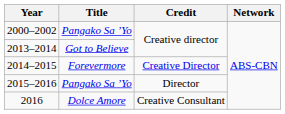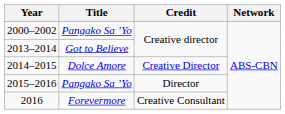(97, 65) Forevermore -> (97, 65) Dolce Amore
(97, 100) Dolce Amore -> (97, 100) Forevermore
